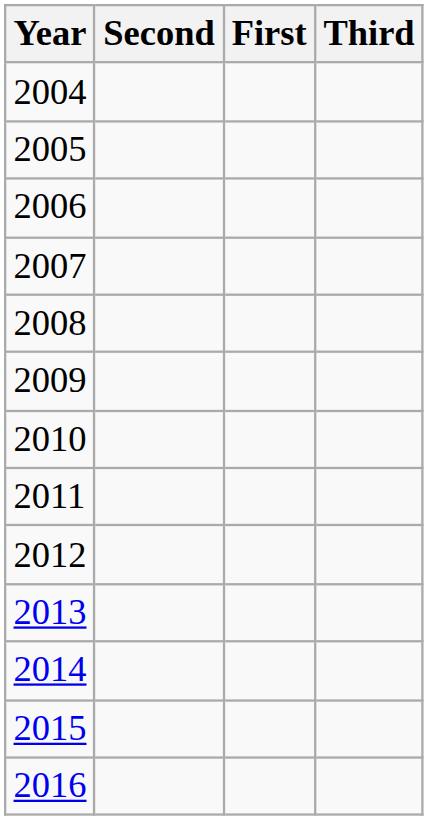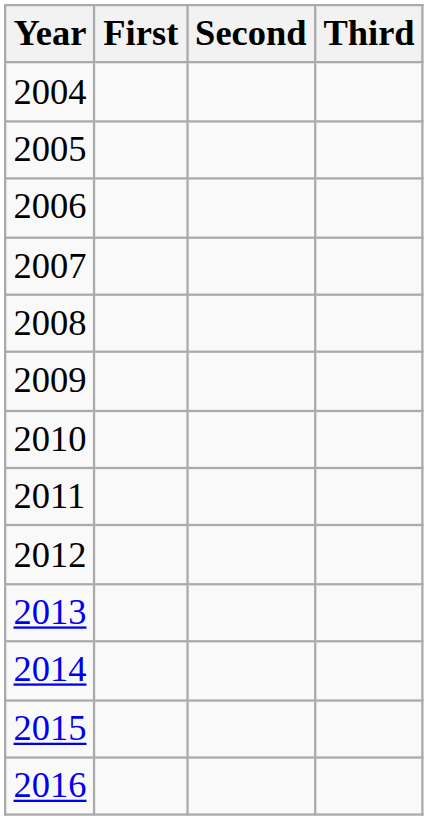columns swapped: (269, 33) <-> (159, 33)
